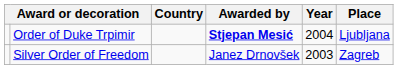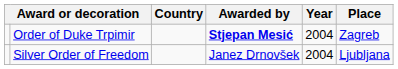(365, 34) Ljubljana -> (359, 34) Zagreb
(319, 54) 2003 -> (319, 54) 2004
(359, 54) Zagreb -> (365, 54) Ljubljana
